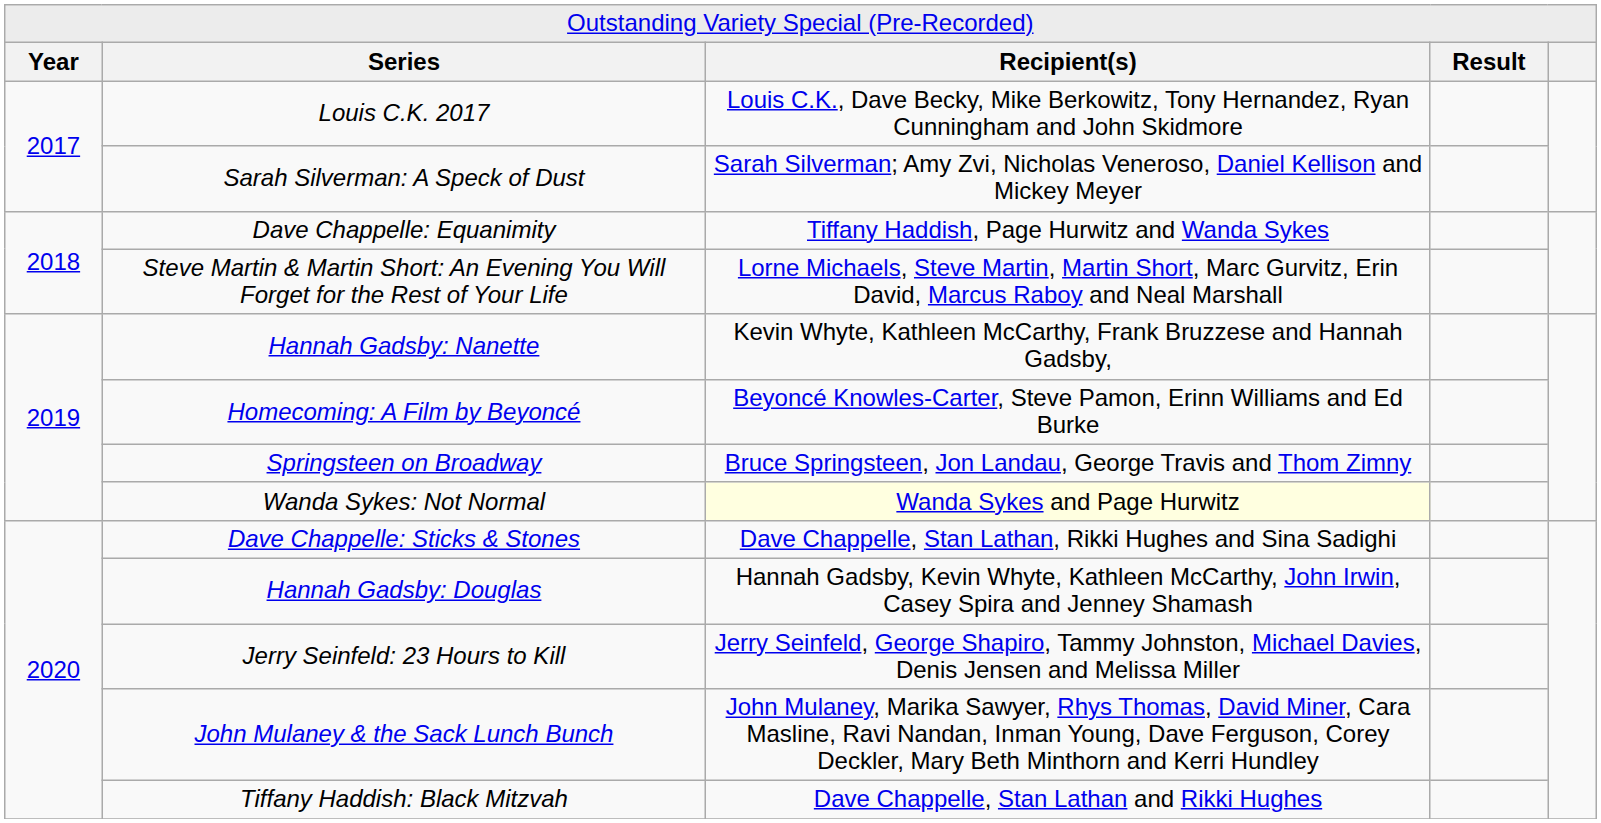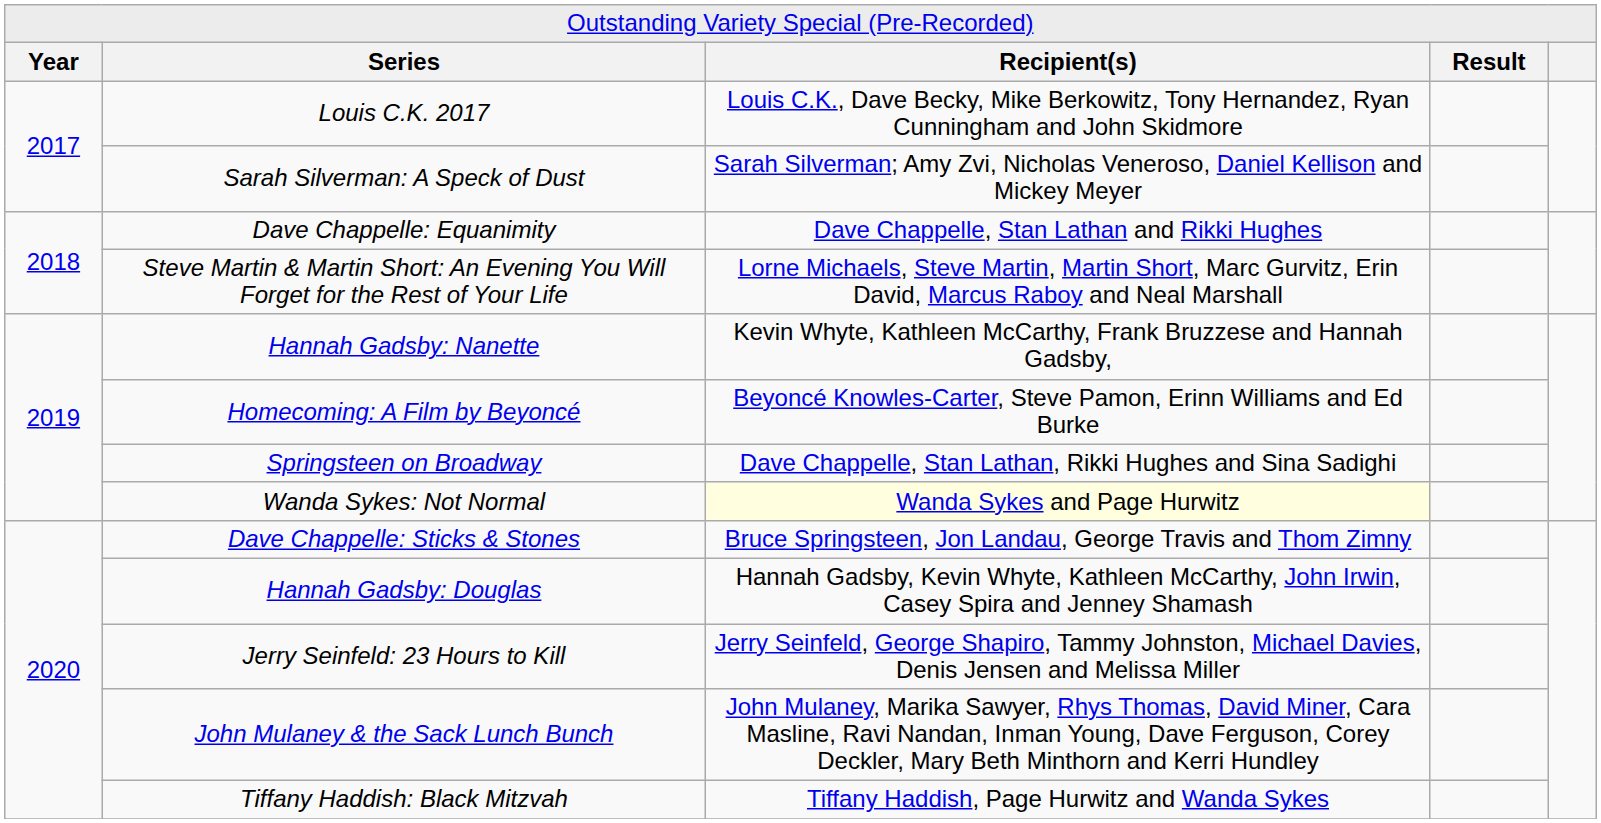(1068, 229) Tiffany Haddish, Page Hurwitz and Wanda Sykes -> (1068, 229) Dave Chappelle, Stan Lathan and Rikki Hughes
(1068, 463) Bruce Springsteen, Jon Landau, George Travis and Thom Zimny -> (1068, 463) Dave Chappelle, Stan Lathan, Rikki Hughes and Sina Sadighi
(1068, 539) Dave Chappelle, Stan Lathan, Rikki Hughes and Sina Sadighi -> (1068, 539) Bruce Springsteen, Jon Landau, George Travis and Thom Zimny
(1068, 799) Dave Chappelle, Stan Lathan and Rikki Hughes -> (1068, 799) Tiffany Haddish, Page Hurwitz and Wanda Sykes
